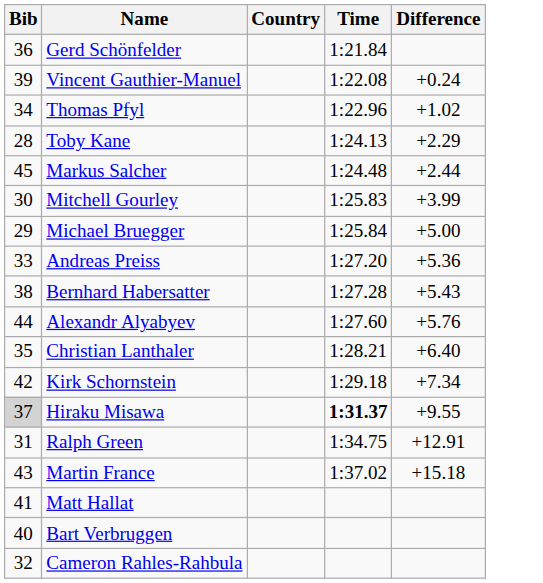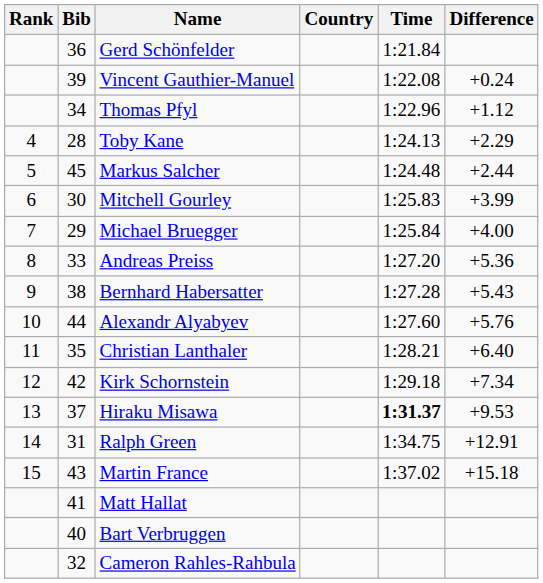+ column: (31, 19)
(438, 110) +1.02 -> (492, 110) +1.12
(438, 230) +5.00 -> (492, 230) +4.00
(23, 412) lightgrey background -> (76, 412) no background
(438, 412) +9.55 -> (492, 412) +9.53
